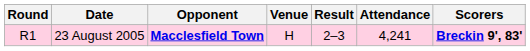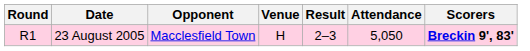(207, 35) bold -> (203, 35) normal
(395, 35) 4,241 -> (386, 35) 5,050
